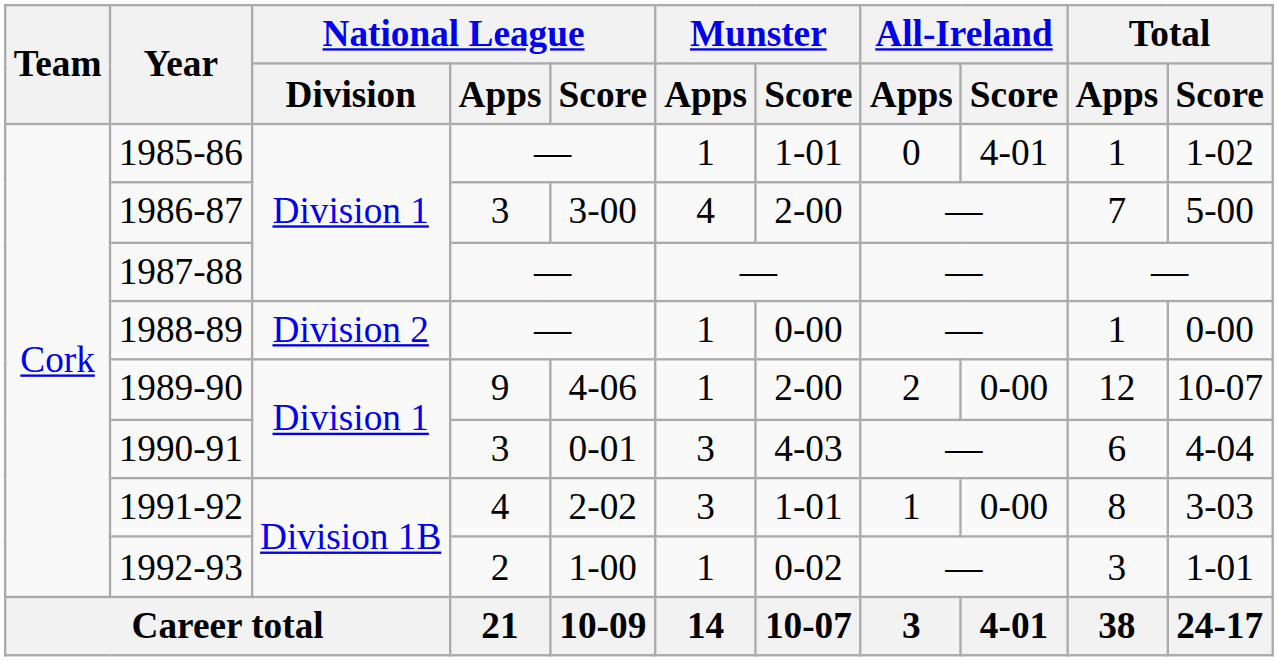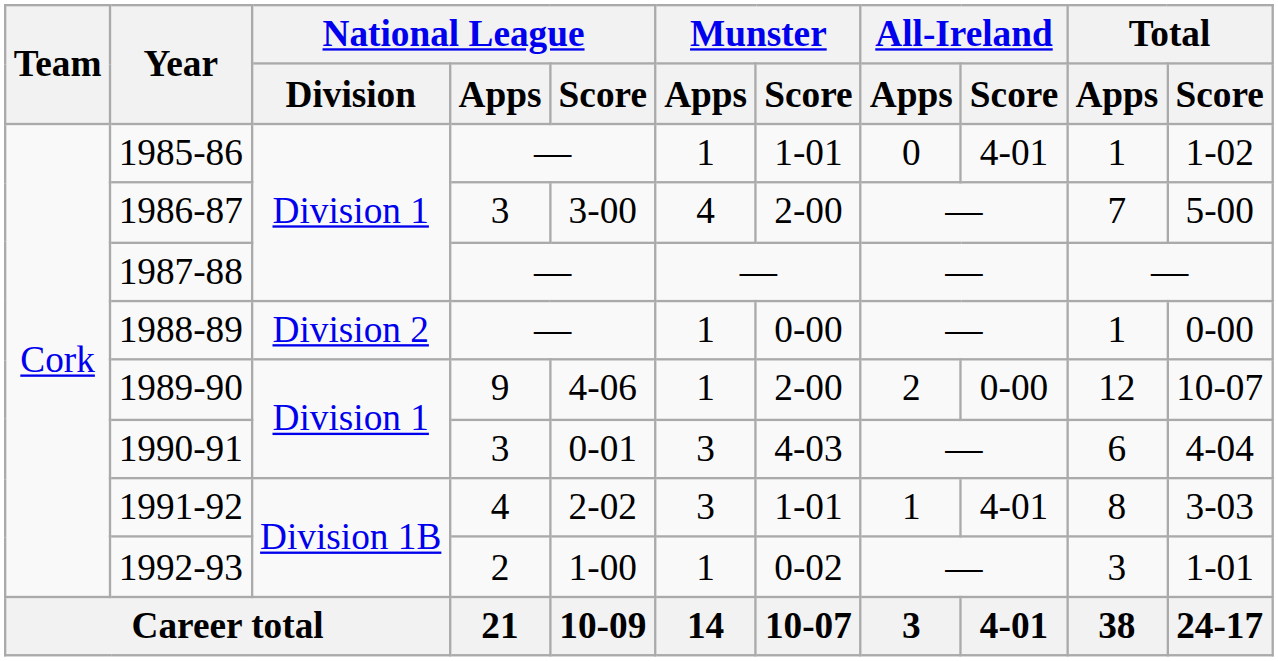(1014, 507) 0-00 -> (1014, 507) 4-01
